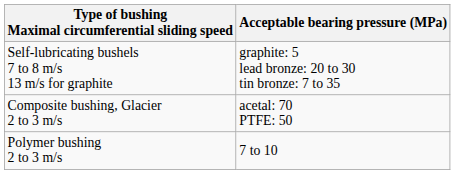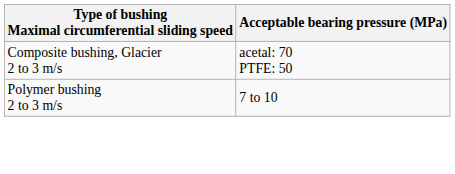- row: (73, 68)
